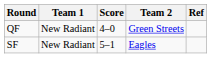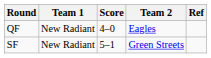(156, 28) Green Streets -> (142, 28) Eagles
(142, 45) Eagles -> (156, 45) Green Streets
